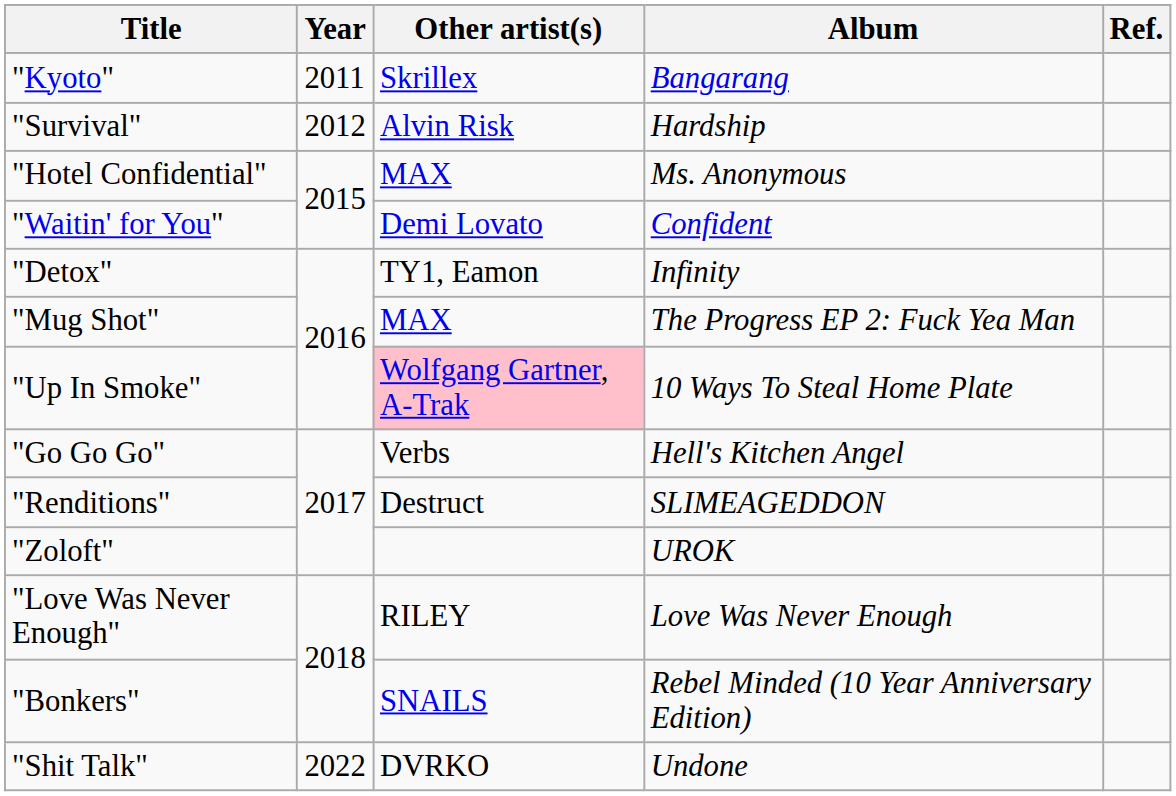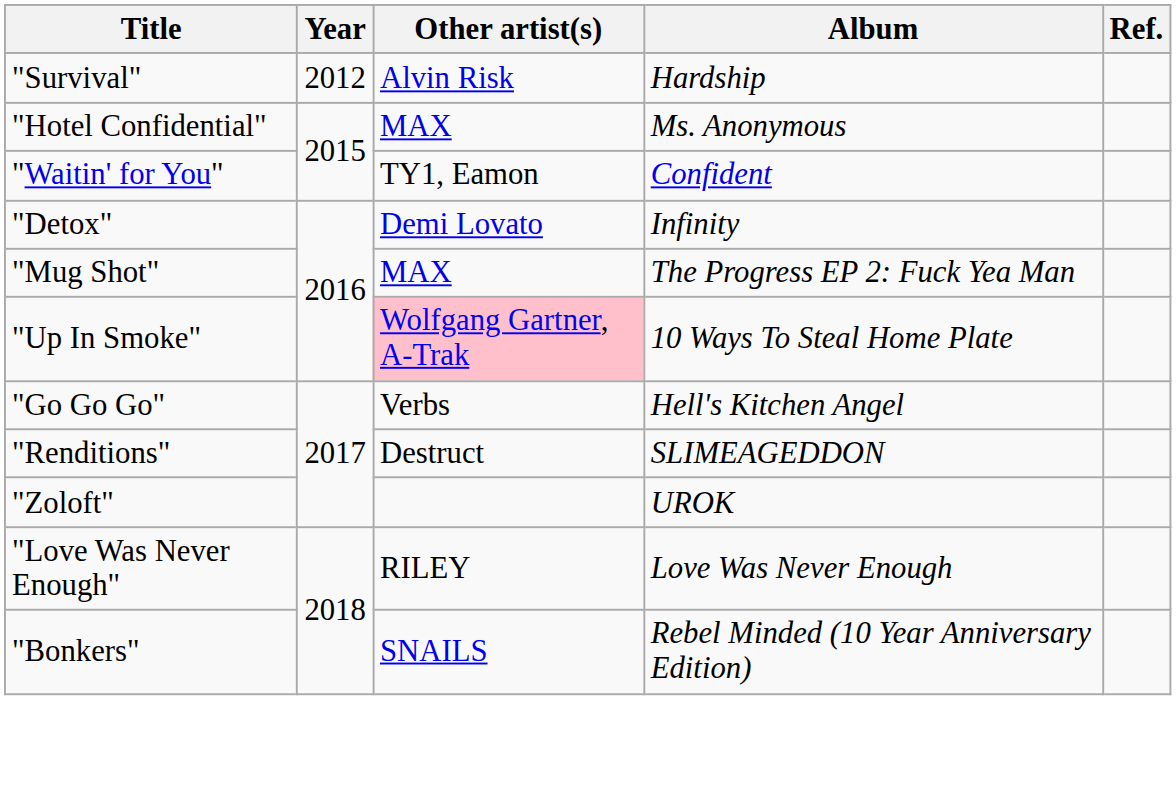- row: (63, 77)
(461, 223) Demi Lovato -> (459, 175) TY1, Eamon
(459, 272) TY1, Eamon -> (461, 223) Demi Lovato
- row: (80, 765)
